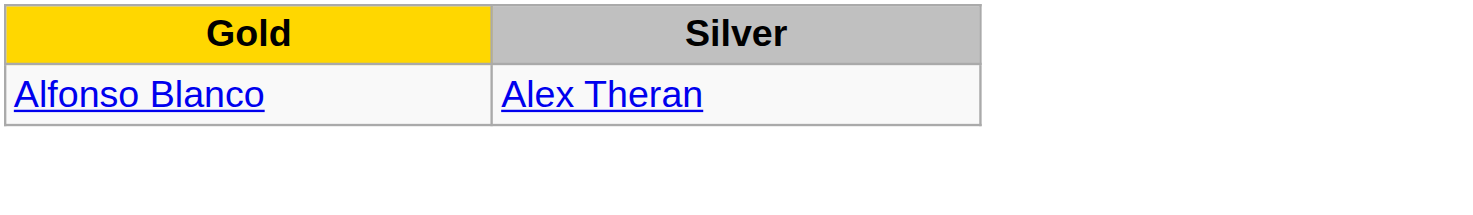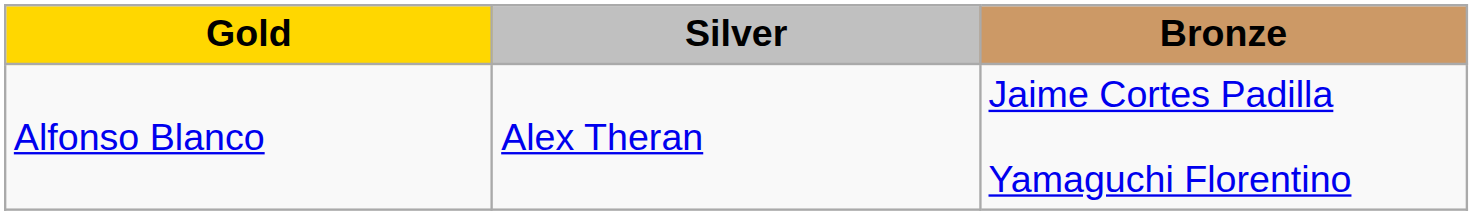+ column: (1223, 34)
